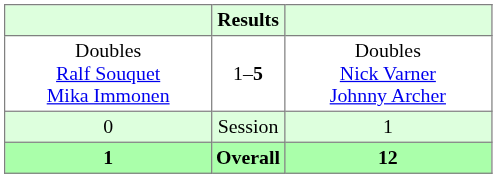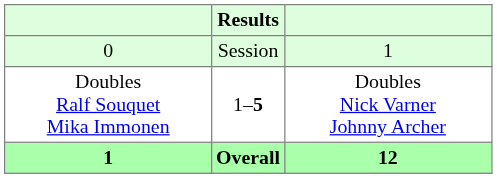rows swapped: (108, 73) <-> (108, 126)
